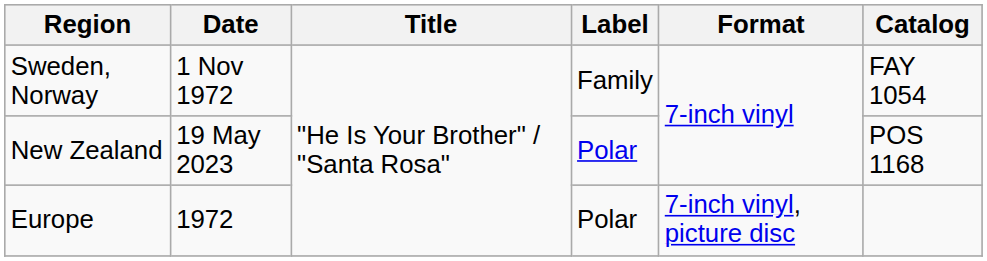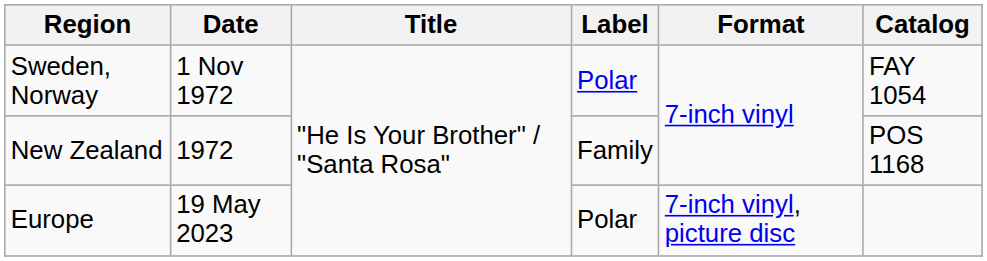(615, 80) Family -> (607, 80) Polar
(218, 150) 19 May 2023 -> (205, 150) 1972
(607, 150) Polar -> (615, 150) Family
(205, 219) 1972 -> (218, 219) 19 May 2023
